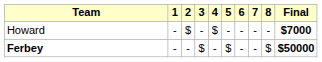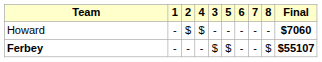columns swapped: (202, 13) <-> (215, 13)
(296, 30) $7000 -> (296, 30) $7060
(296, 48) $50000 -> (296, 48) $55107
